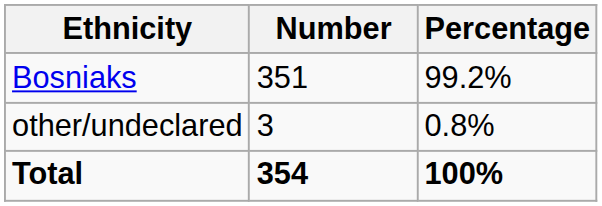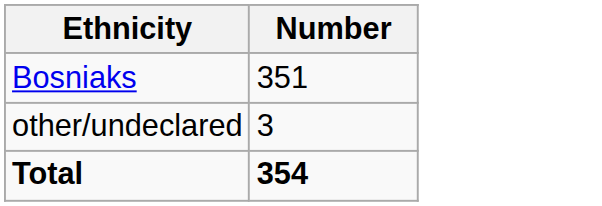- column: (507, 28)
